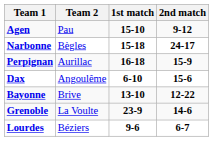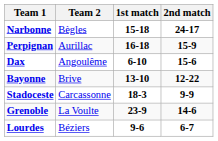- row: (18, 29)
+ row: (30, 95)
